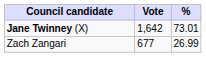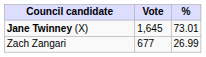(150, 28) 1,642 -> (150, 28) 1,645
